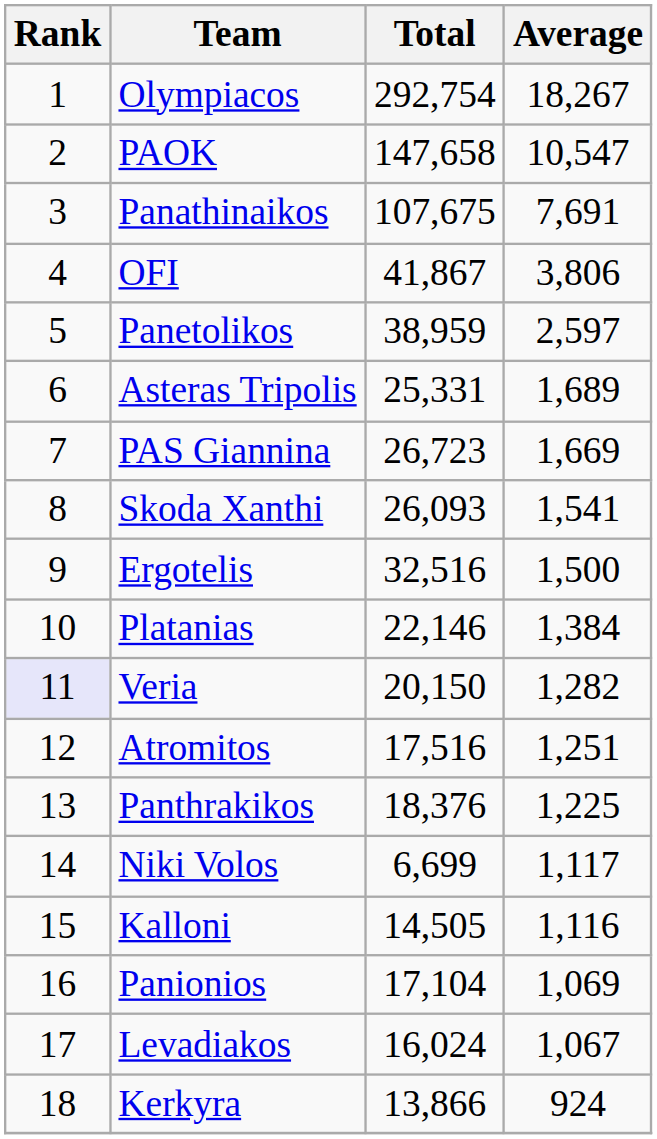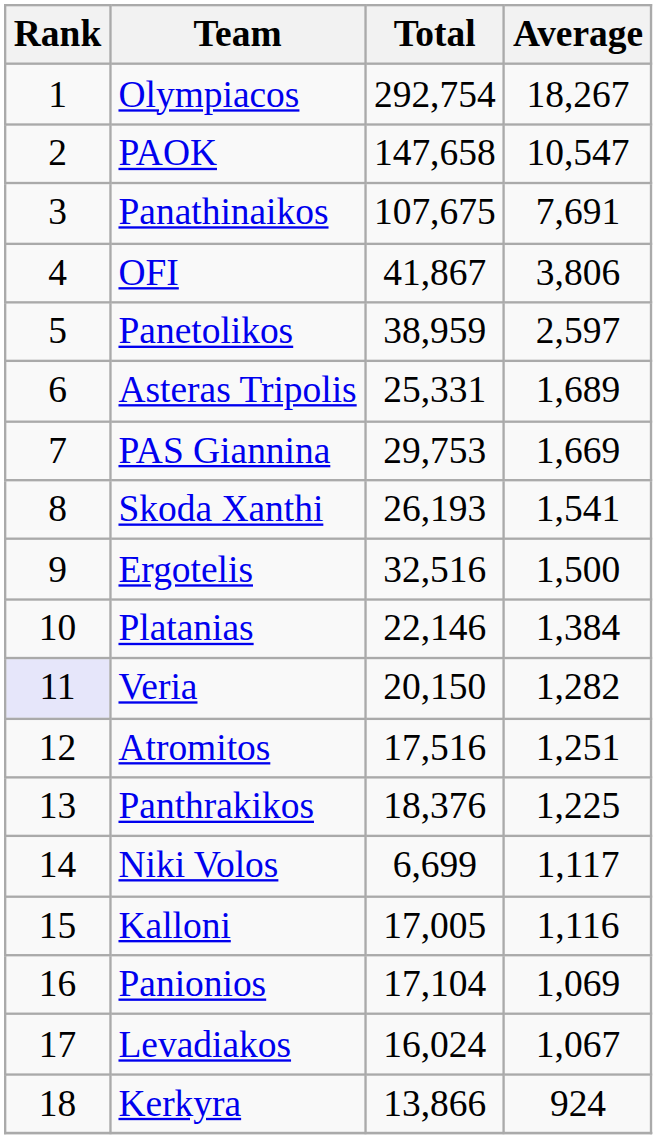(435, 449) 26,723 -> (435, 449) 29,753
(435, 509) 26,093 -> (435, 509) 26,193
(435, 924) 14,505 -> (435, 924) 17,005
